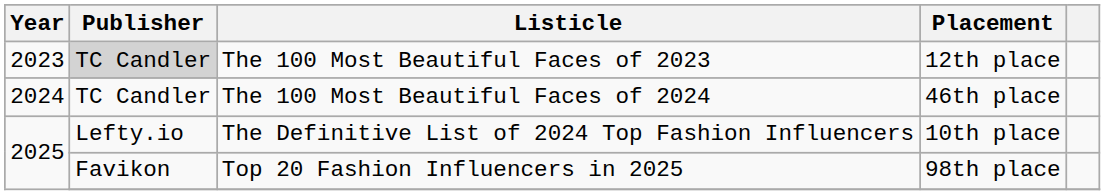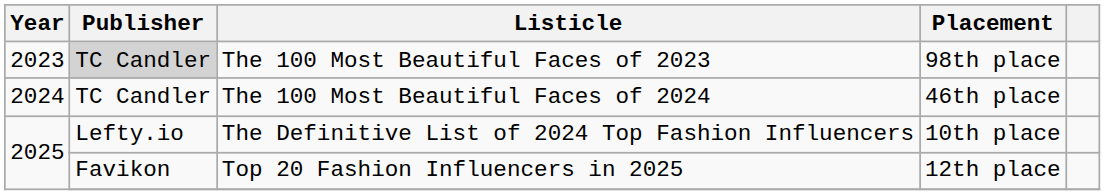(993, 60) 12th place -> (993, 60) 98th place
(993, 171) 98th place -> (993, 171) 12th place
